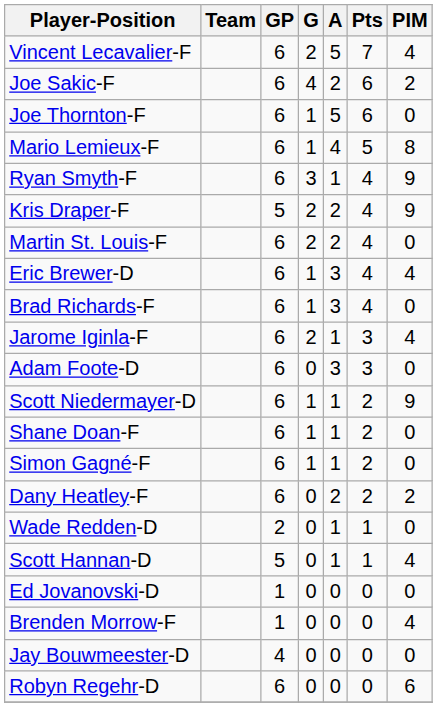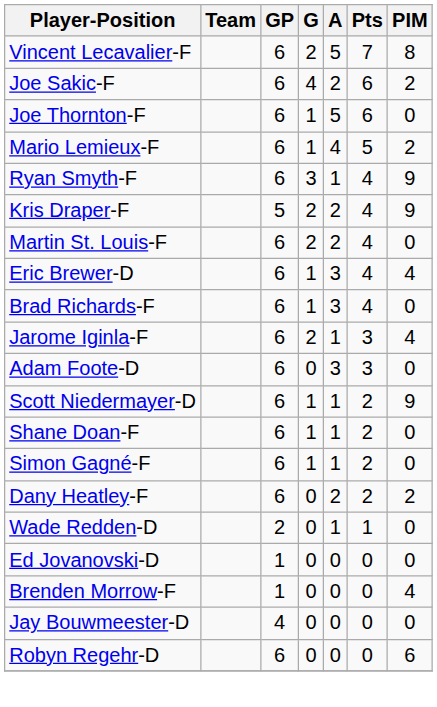(410, 52) 4 -> (410, 52) 8
(410, 147) 8 -> (410, 147) 2
- row: (80, 559)
